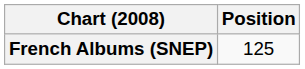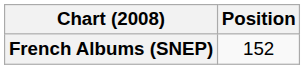(259, 49) 125 -> (259, 49) 152
